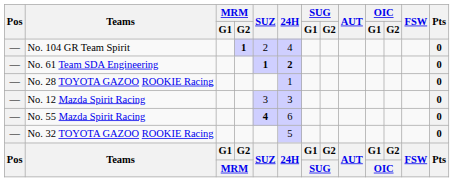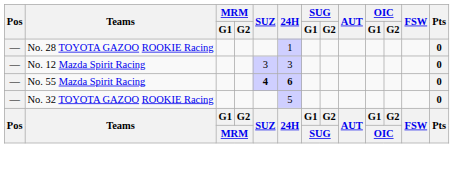- row: (79, 47)
- row: (93, 64)
(290, 116) normal -> (290, 81) bold
